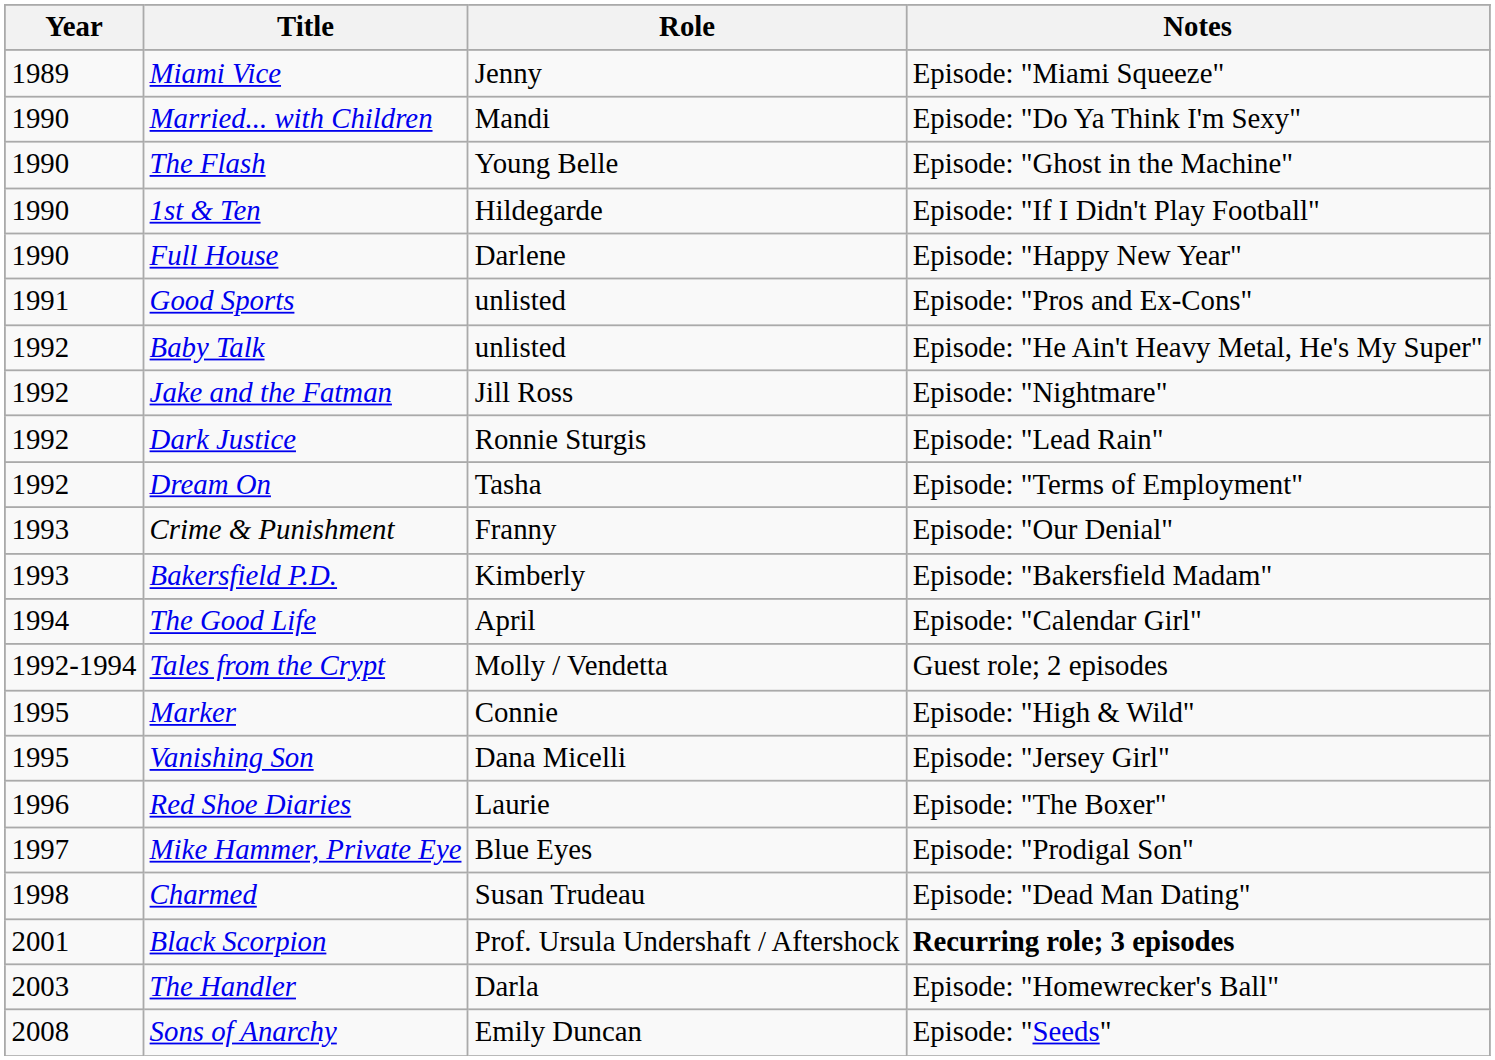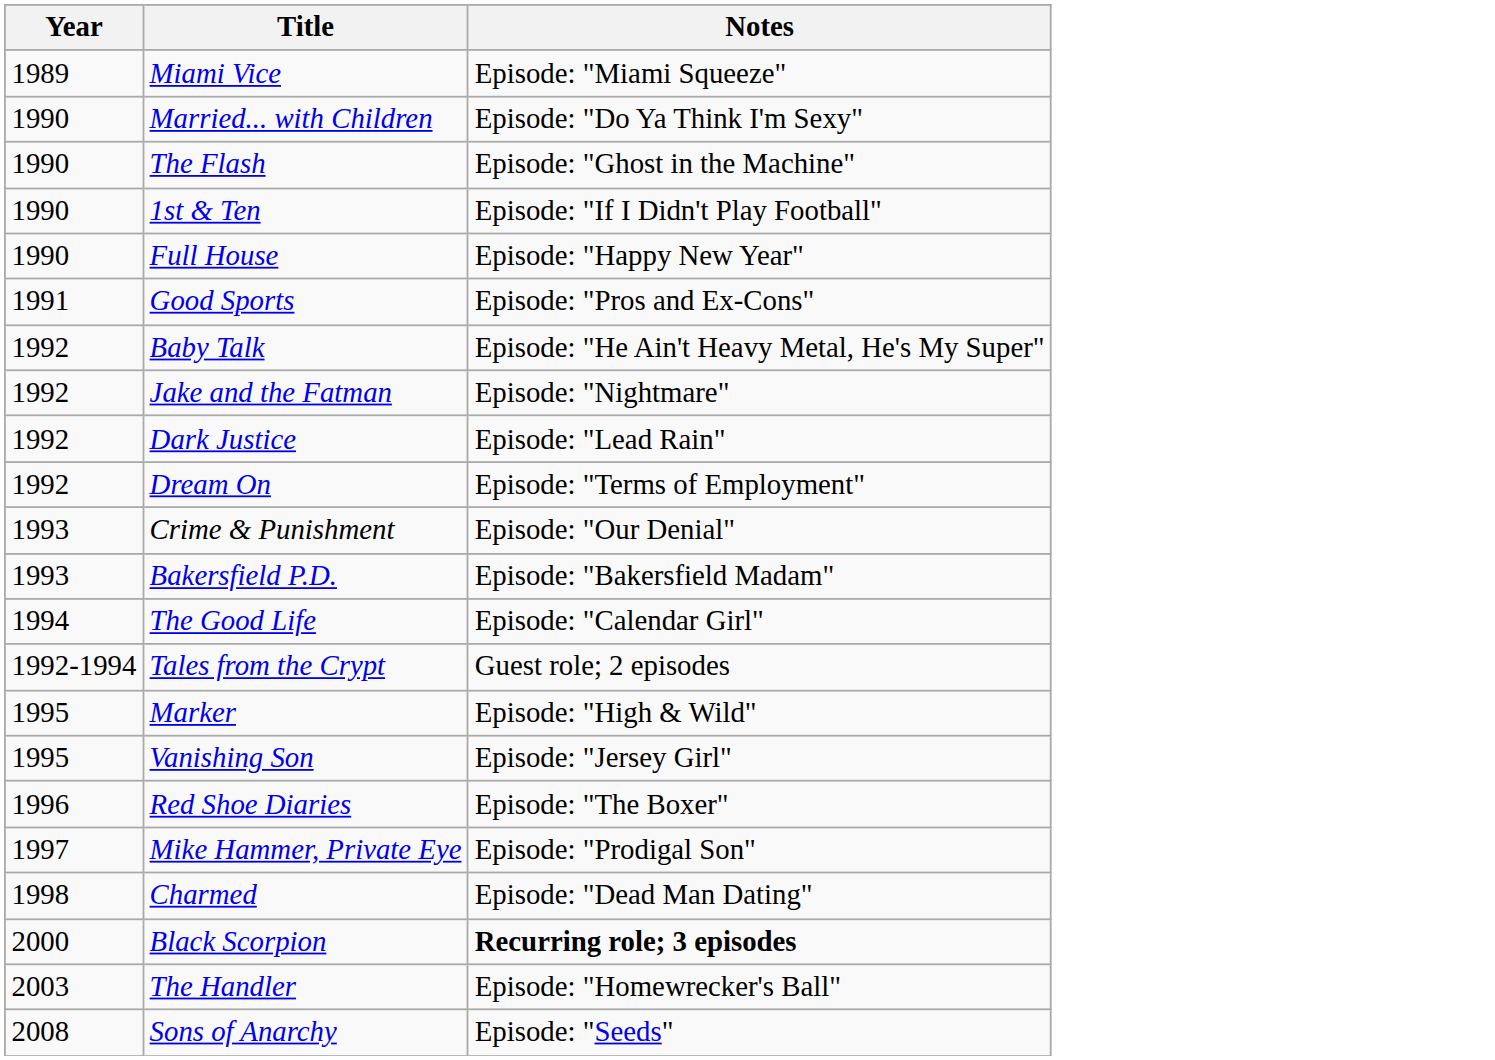- column: (687, 27)
(40, 940) 2001 -> (40, 940) 2000
